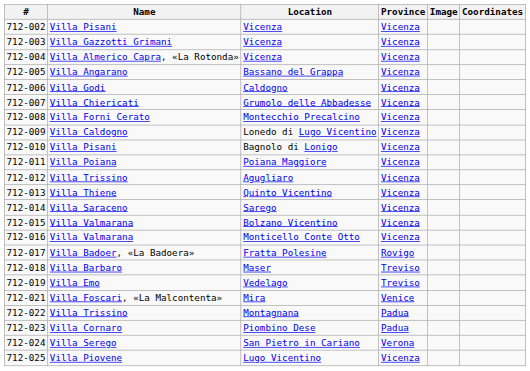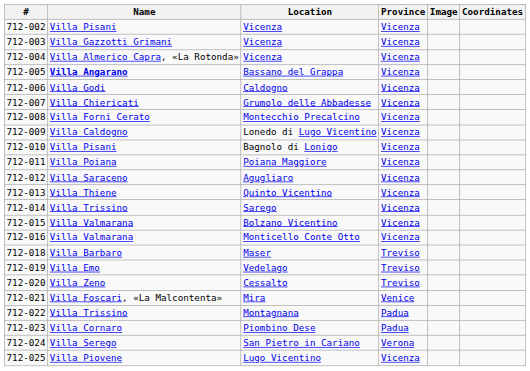(89, 72) normal -> (89, 72) bold
(89, 177) Villa Trissino -> (89, 177) Villa Saraceno
(89, 207) Villa Saraceno -> (89, 207) Villa Trissino
- row: (26, 253)
+ row: (26, 283)
